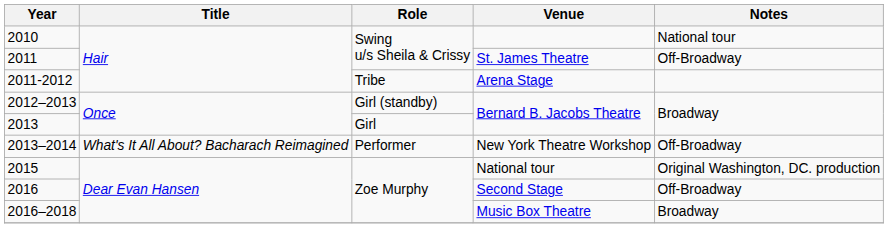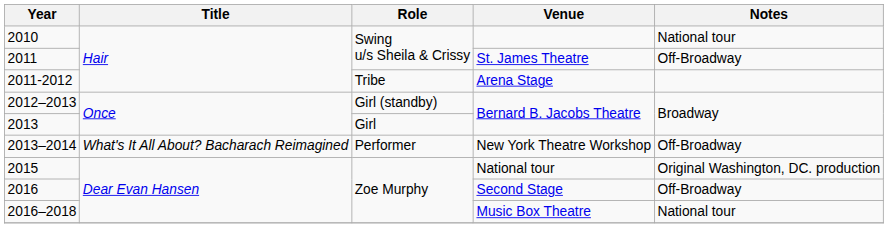(688, 211) Broadway -> (696, 211) National tour
